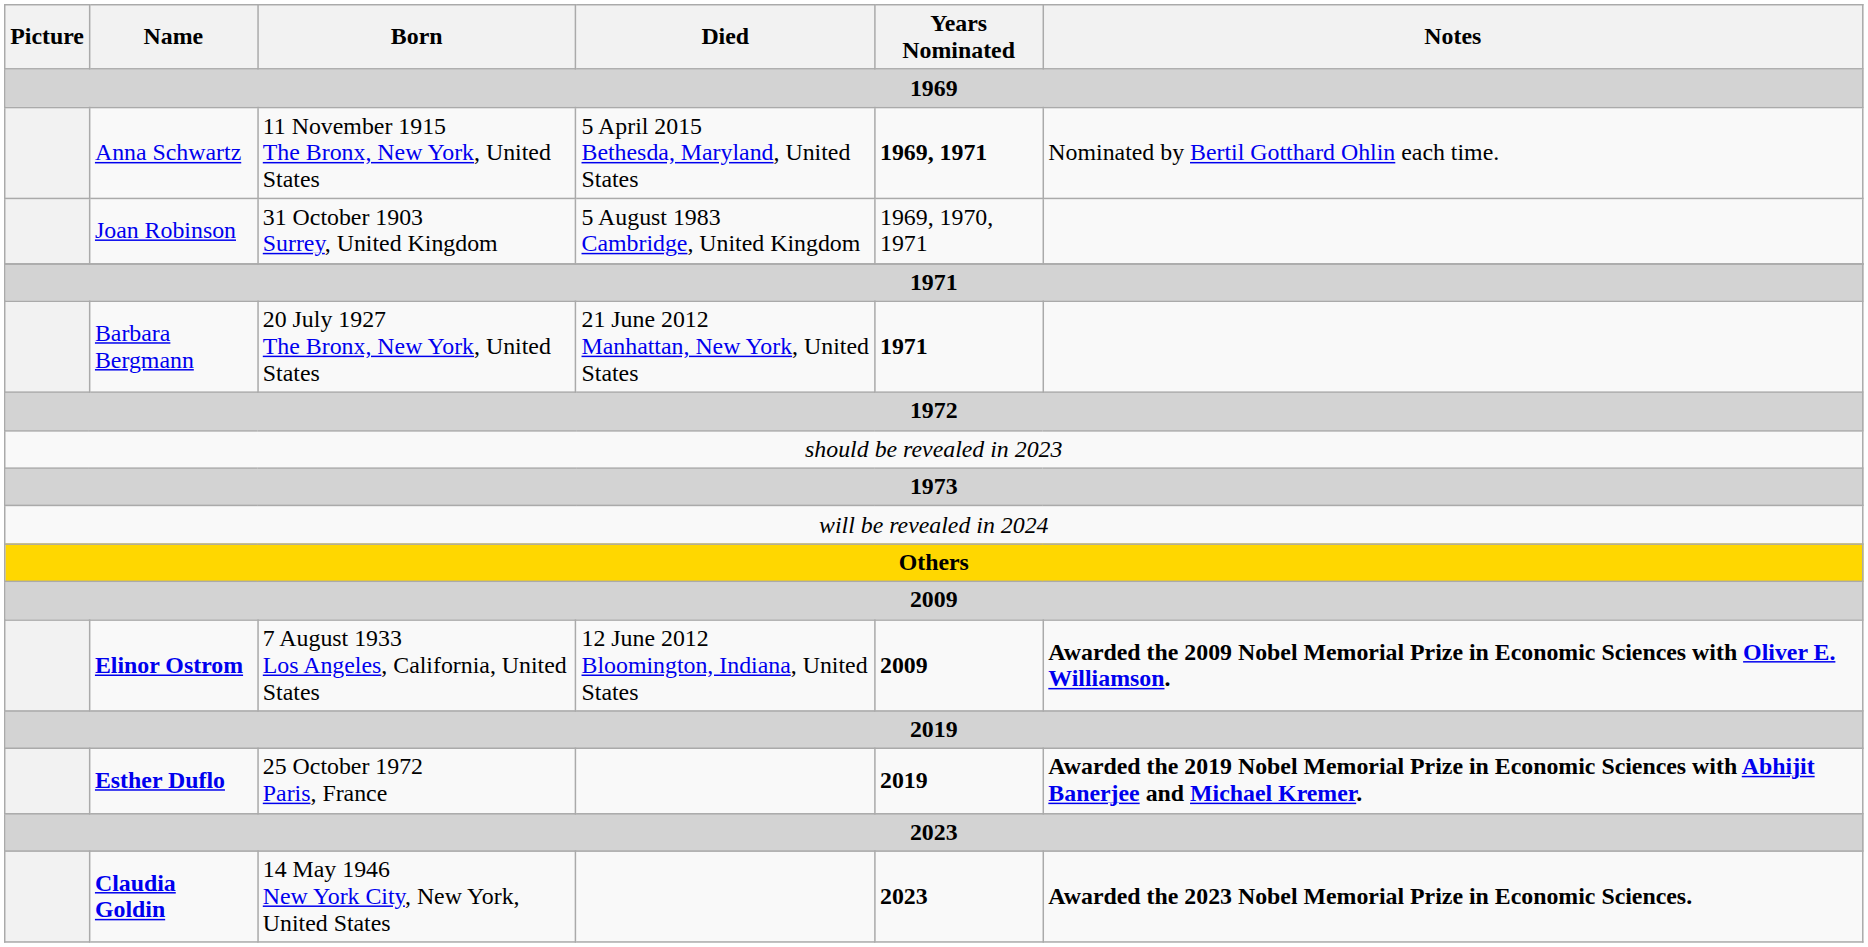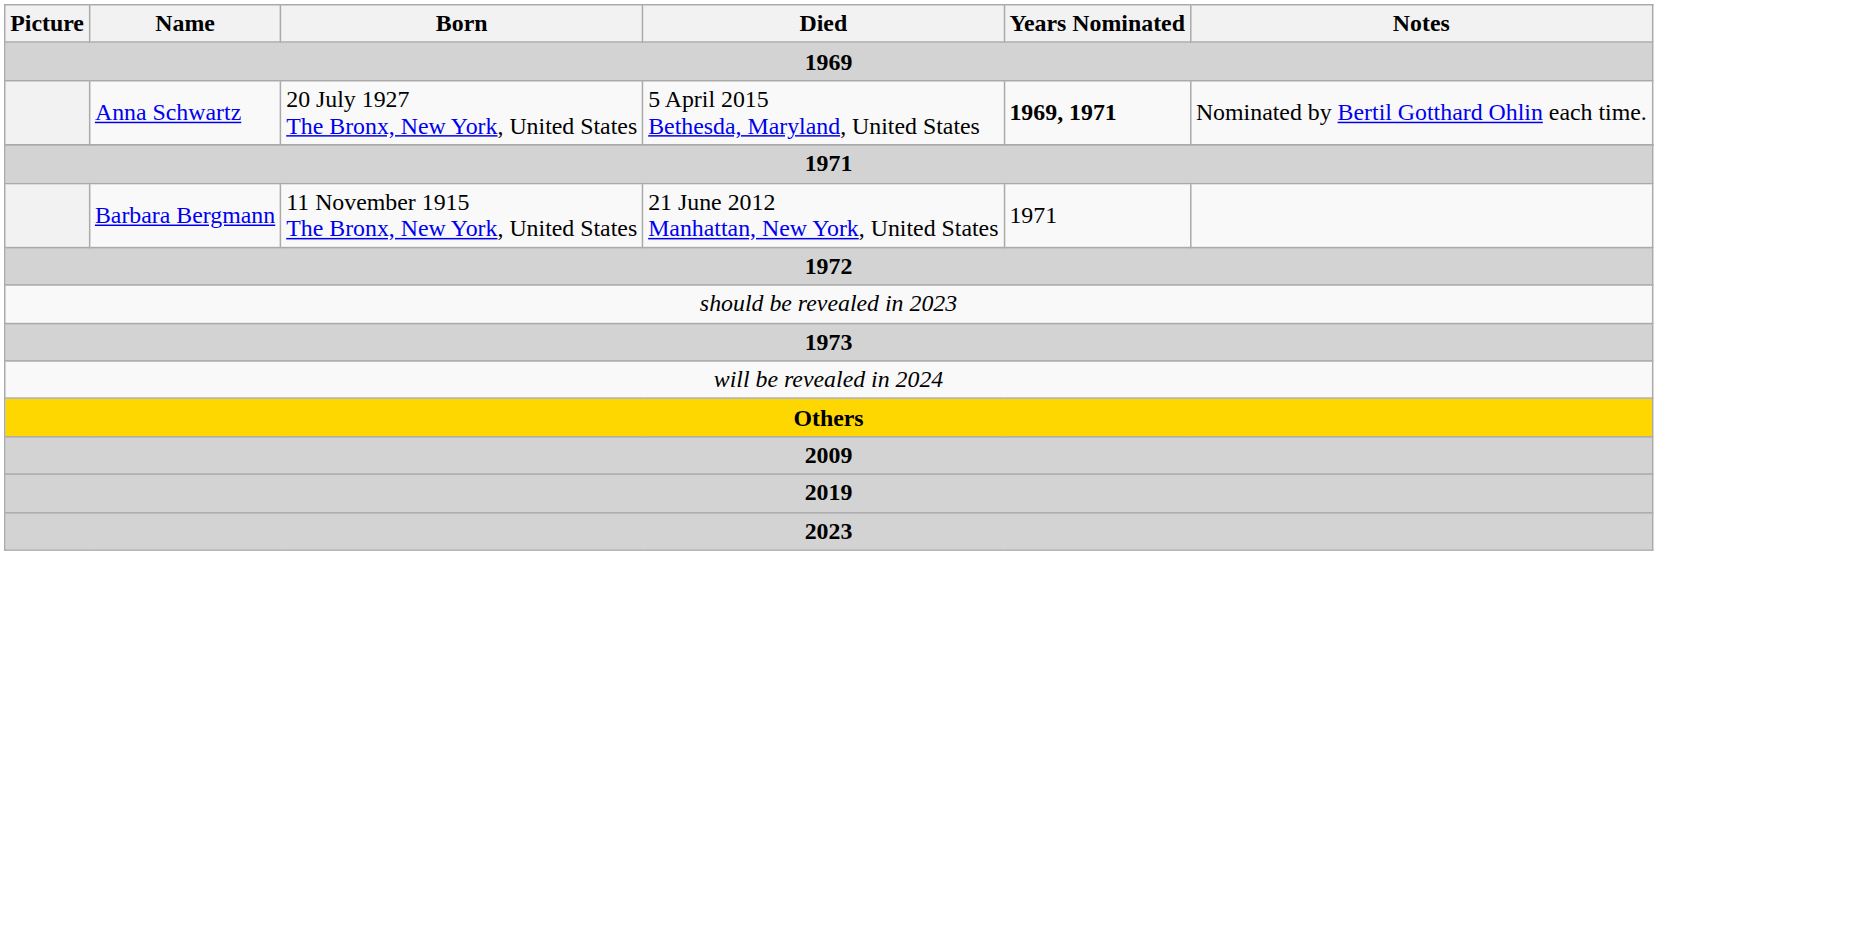(407, 152) 11 November 1915 The Bronx, New York, United States -> (462, 112) 20 July 1927 The Bronx, New York, United States
- row: (165, 230)
(407, 346) 20 July 1927 The Bronx, New York, United States -> (462, 214) 11 November 1915 The Bronx, New York, United States
(904, 346) bold -> (1033, 214) normal
- row: (169, 664)
- row: (160, 780)
- row: (135, 896)
